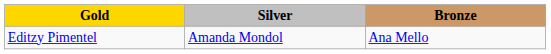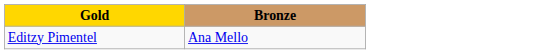- column: (275, 15)
